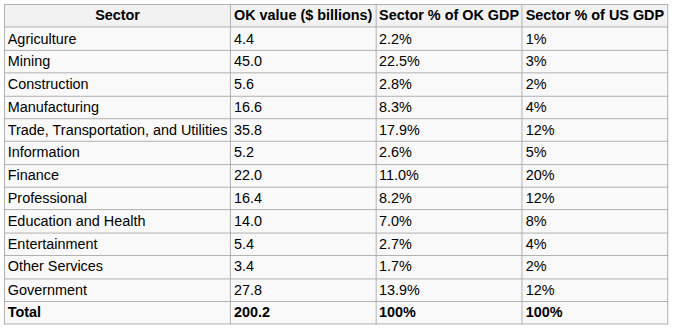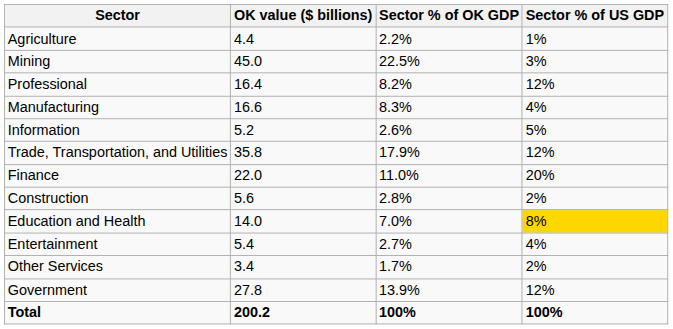rows swapped: (48, 84) <-> (47, 198)
rows swapped: (118, 130) <-> (44, 152)
(536, 221) no background -> (536, 221) gold background
